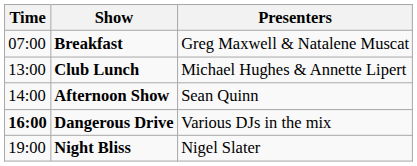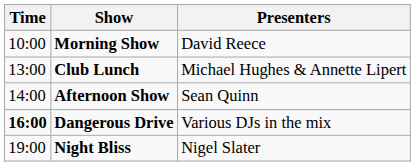- row: (89, 43)
+ row: (107, 43)
